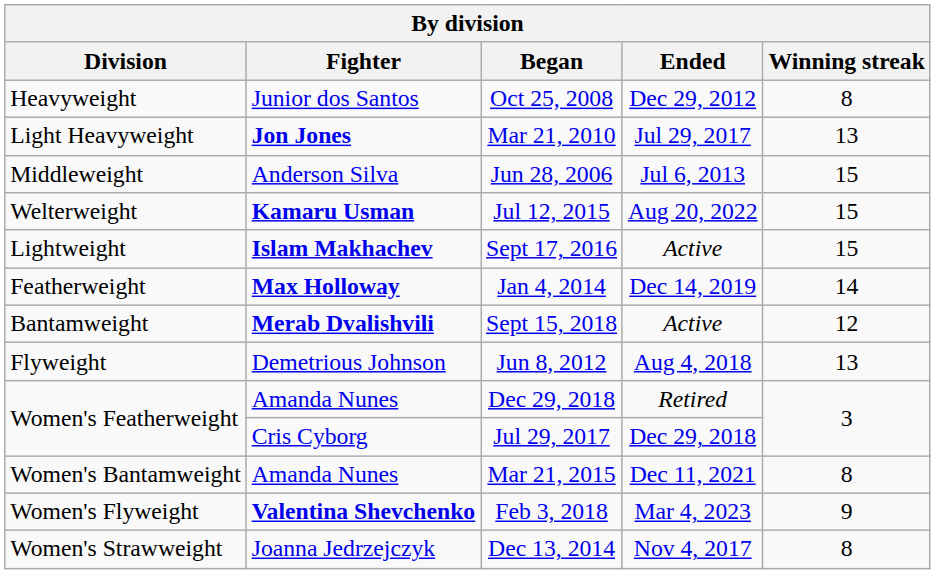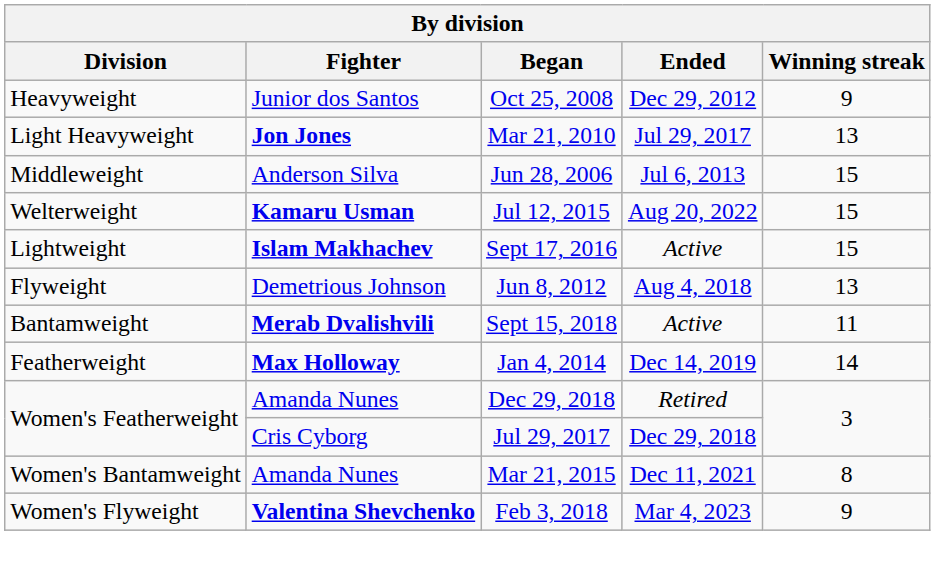(847, 98) 8 -> (847, 98) 9
rows swapped: (552, 286) <-> (552, 361)
(847, 323) 12 -> (847, 323) 11
- row: (552, 549)
